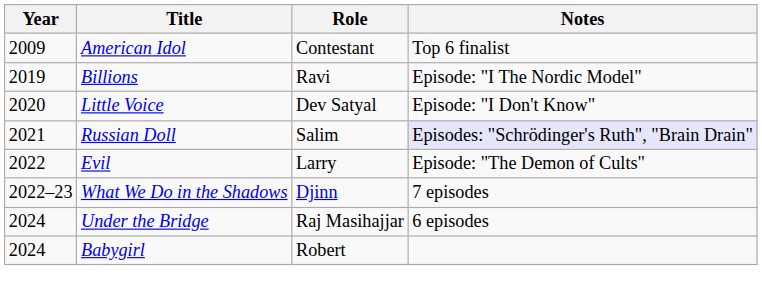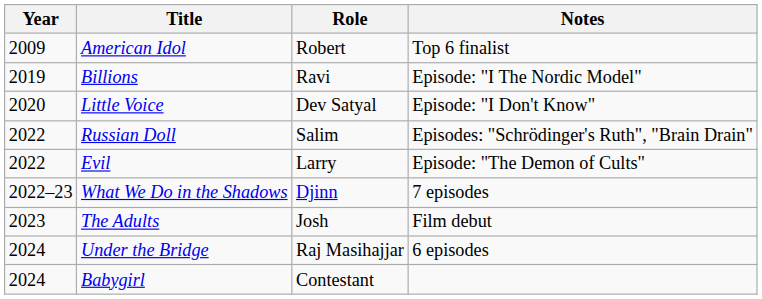(335, 47) Contestant -> (321, 47) Robert
(27, 134) 2021 -> (27, 134) 2022
(583, 134) lavender background -> (583, 134) no background
+ row: (120, 221)
(321, 250) Robert -> (335, 279) Contestant
